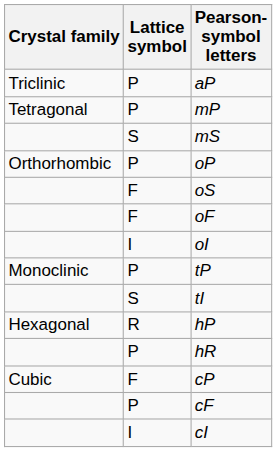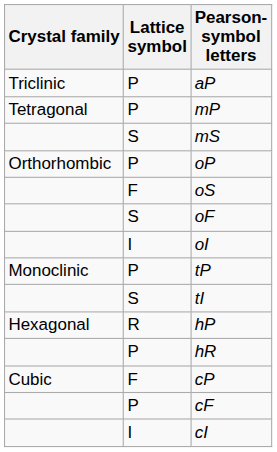(133, 217) F -> (133, 217) S
